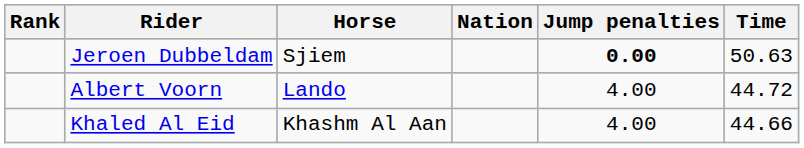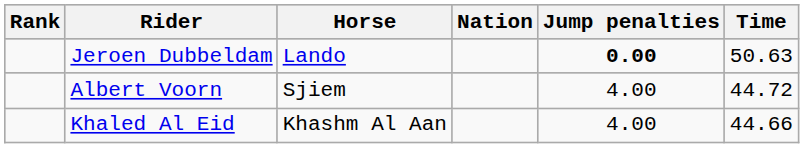(314, 56) Sjiem -> (314, 56) Lando
(314, 91) Lando -> (314, 91) Sjiem
